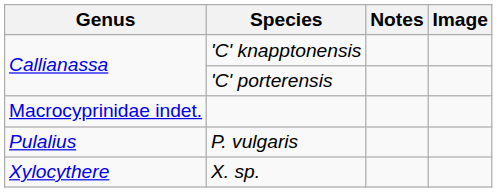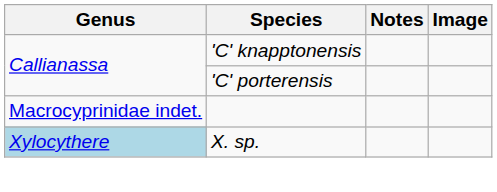- row: (255, 141)
(59, 171) no background -> (59, 141) lightblue background
